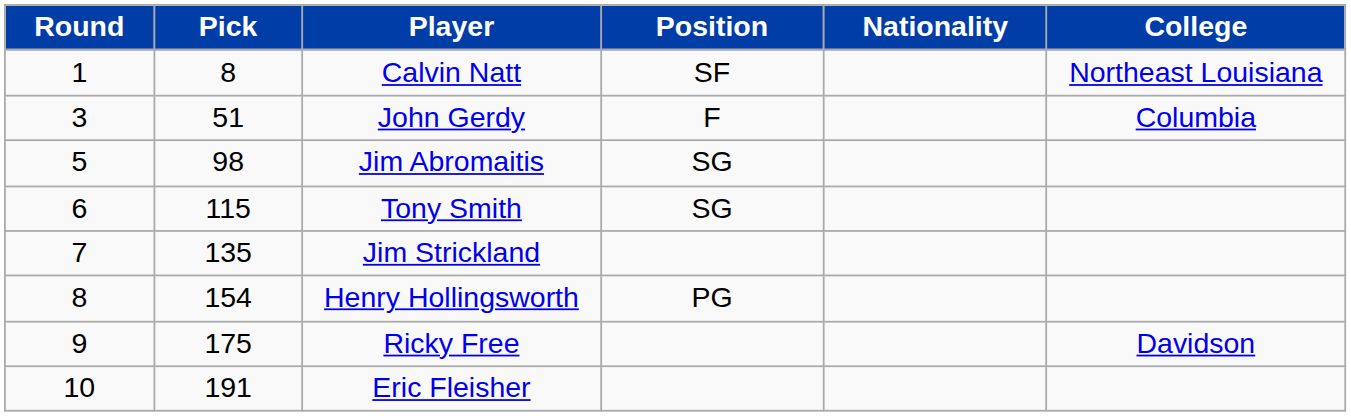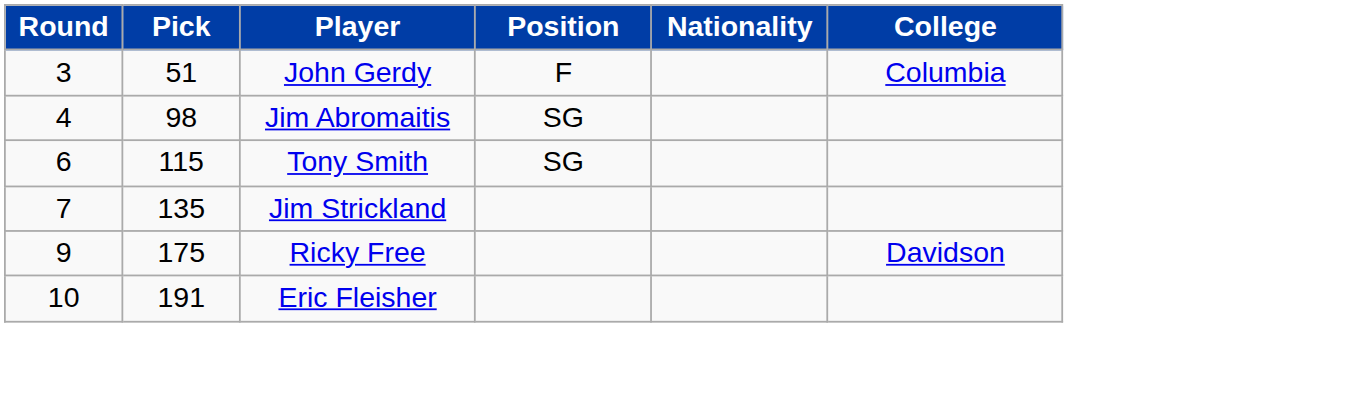- row: (451, 72)
(79, 162) 5 -> (64, 117) 4
- row: (451, 298)
